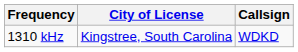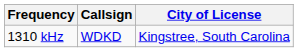columns swapped: (264, 15) <-> (156, 15)
